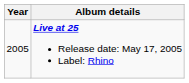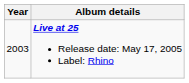(18, 49) 2005 -> (18, 49) 2003
